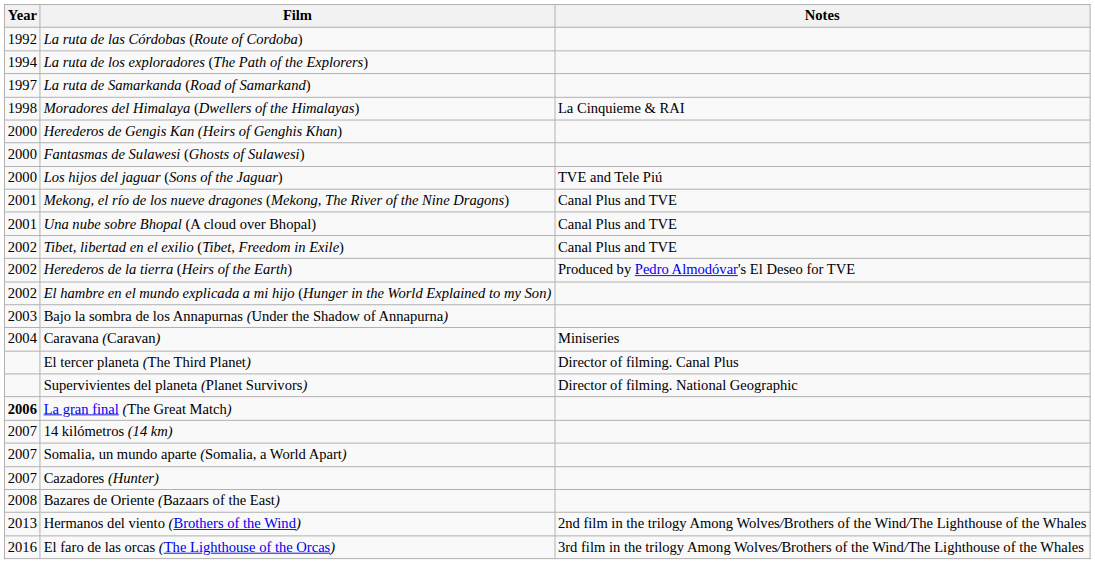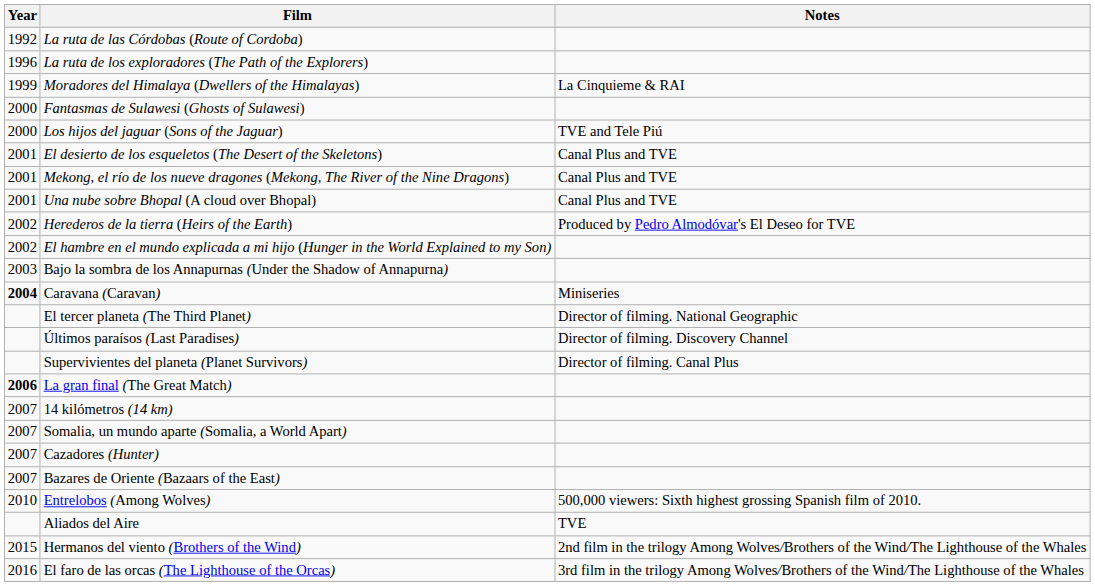(22, 62) 1994 -> (22, 62) 1996
- row: (177, 85)
(22, 108) 1998 -> (22, 85) 1999
- row: (193, 131)
+ row: (213, 154)
- row: (194, 246)
(22, 339) normal -> (22, 293) bold
(648, 362) Director of filming. Canal Plus -> (678, 316) Director of filming. National Geographic
+ row: (141, 339)
(678, 385) Director of filming. National Geographic -> (648, 362) Director of filming. Canal Plus
(22, 500) 2008 -> (22, 477) 2007
+ row: (127, 500)
+ row: (91, 524)
(22, 524) 2013 -> (22, 547) 2015
